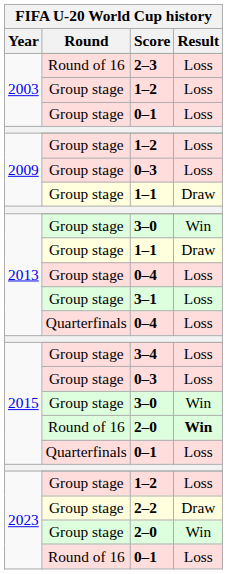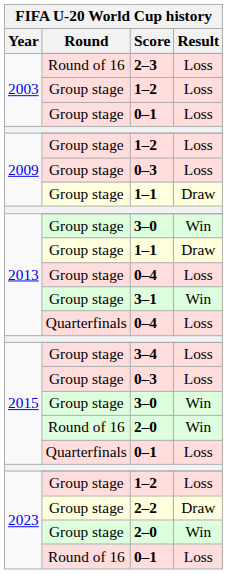(198, 298) Loss -> (198, 298) Win
(198, 427) bold -> (198, 427) normal
